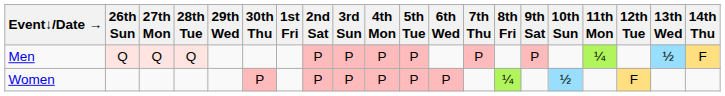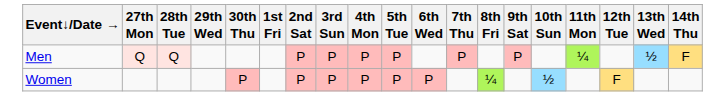- column: (123, 25)
